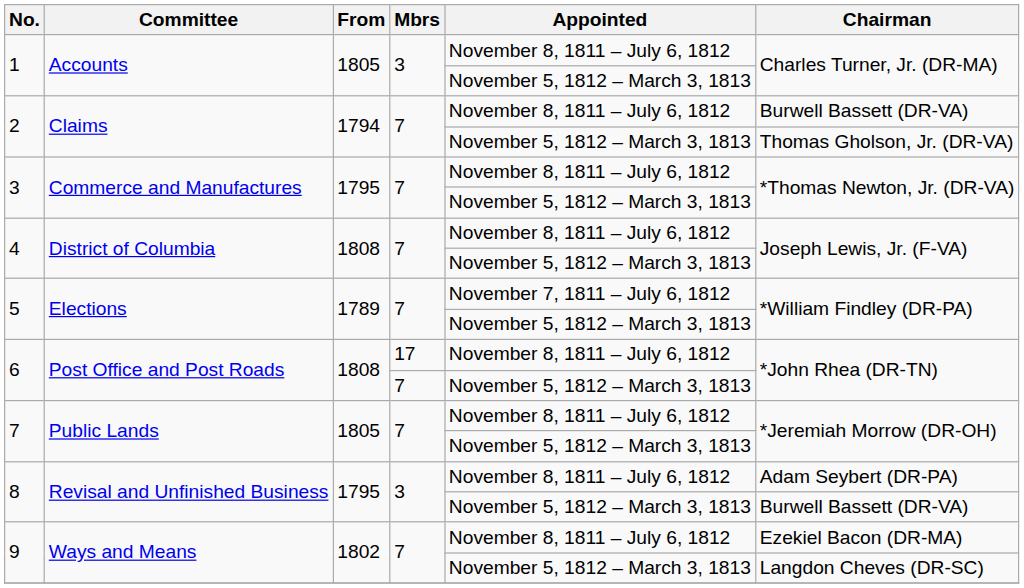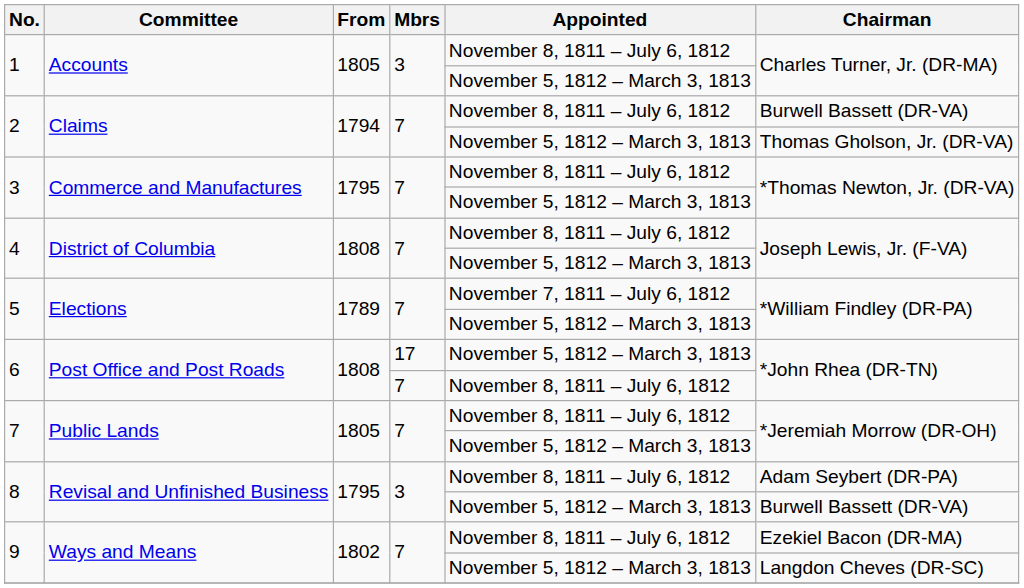(590, 354) November 8, 1811 – July 6, 1812 -> (600, 354) November 5, 1812 – March 3, 1813
(600, 385) November 5, 1812 – March 3, 1813 -> (590, 385) November 8, 1811 – July 6, 1812
